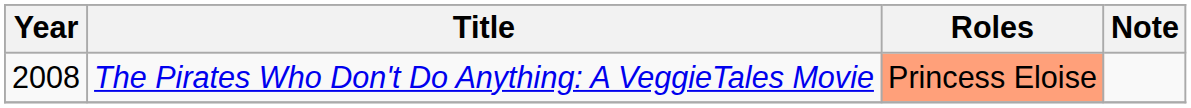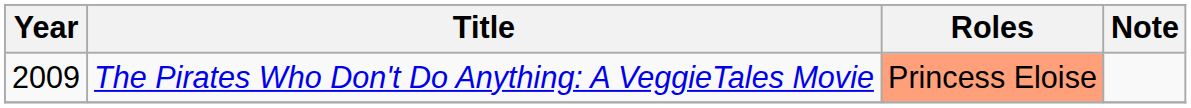(46, 77) 2008 -> (46, 77) 2009
